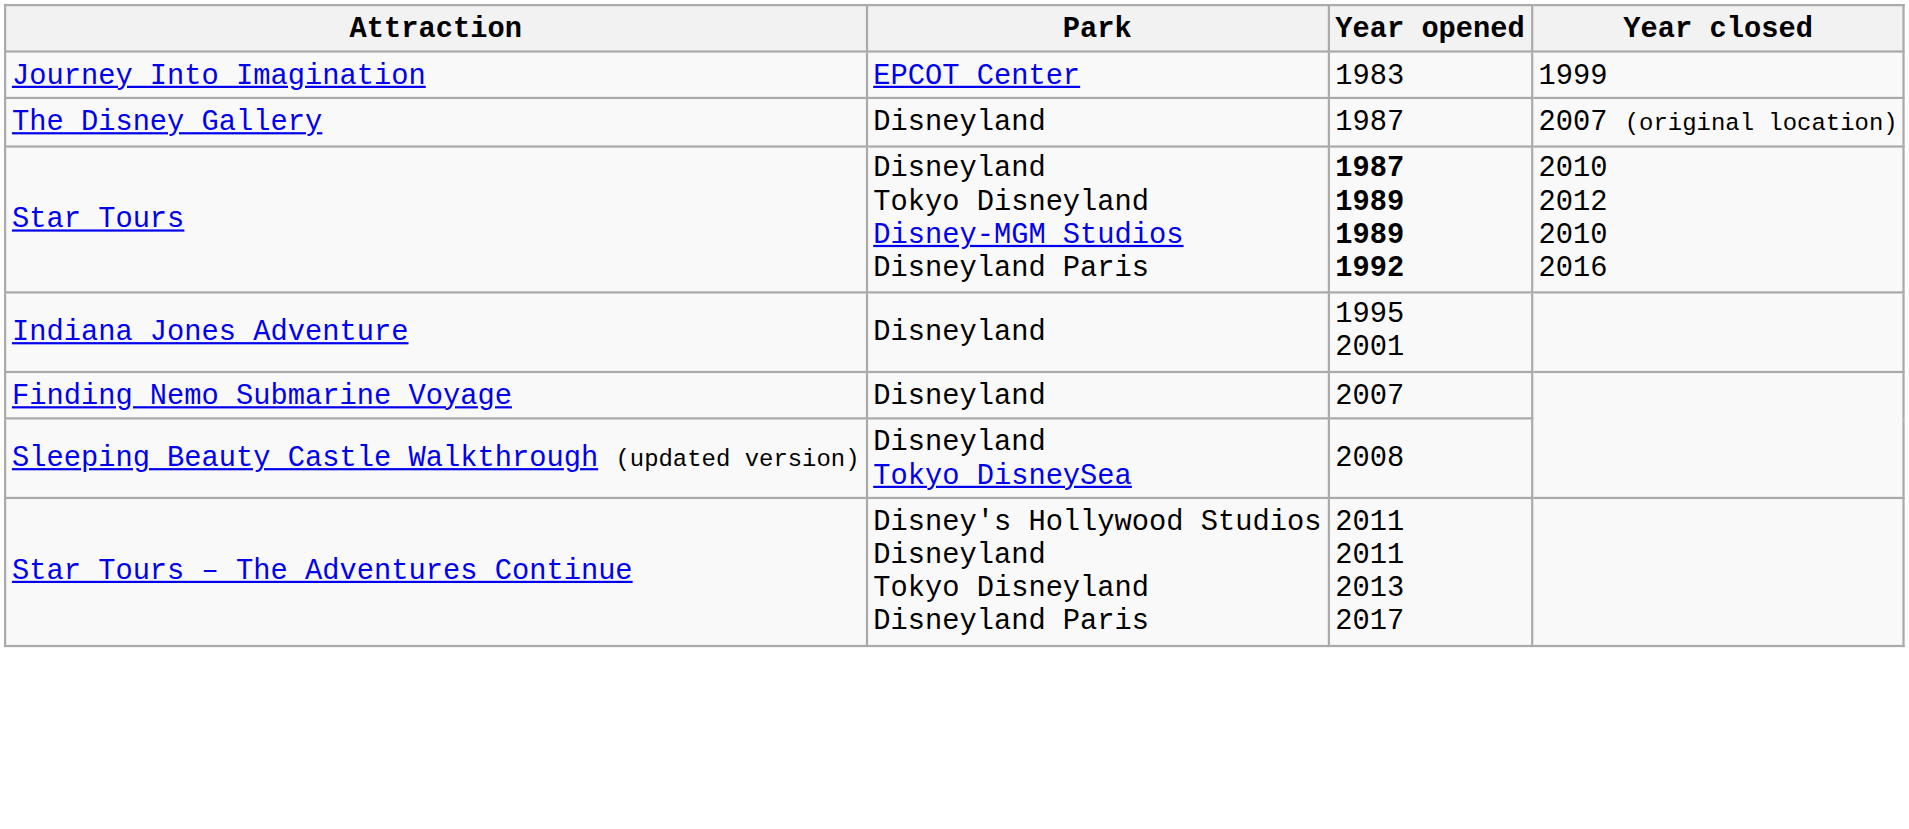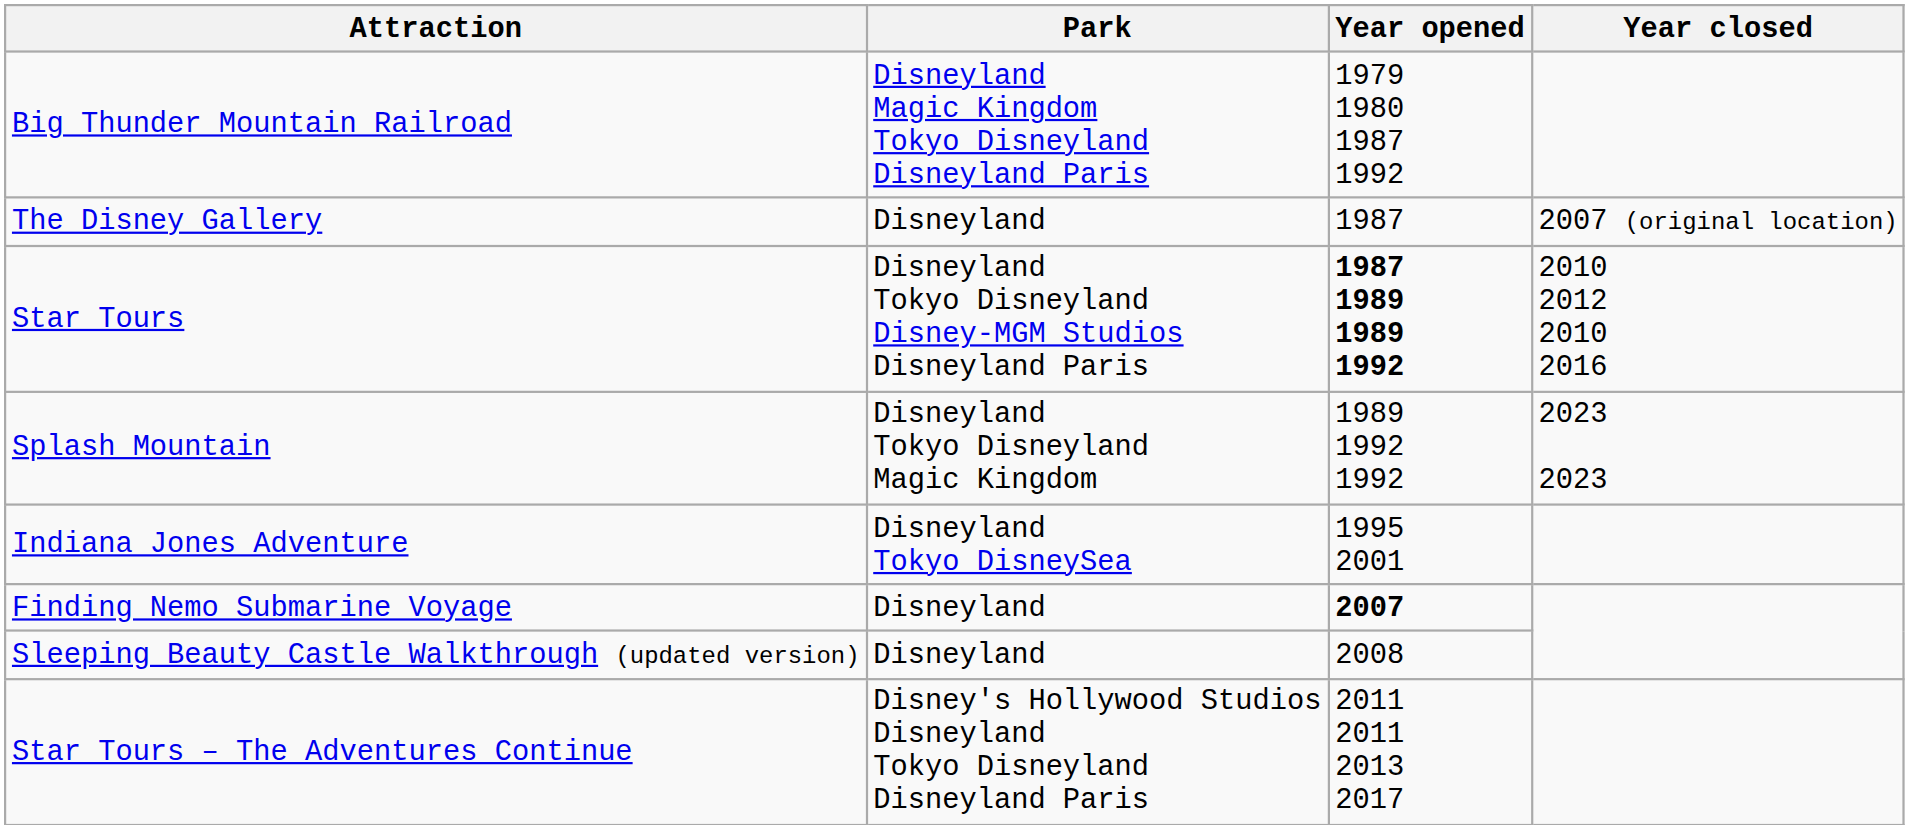+ row: (262, 125)
- row: (219, 75)
+ row: (141, 448)
(959, 332) Disneyland -> (1003, 544) Disneyland Tokyo DisneySea
(1370, 395) normal -> (1370, 608) bold
(1003, 459) Disneyland Tokyo DisneySea -> (959, 655) Disneyland
